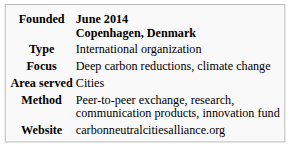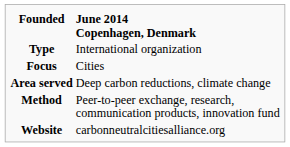(173, 66) Deep carbon reductions, climate change -> (90, 66) Cities
(90, 83) Cities -> (173, 83) Deep carbon reductions, climate change
